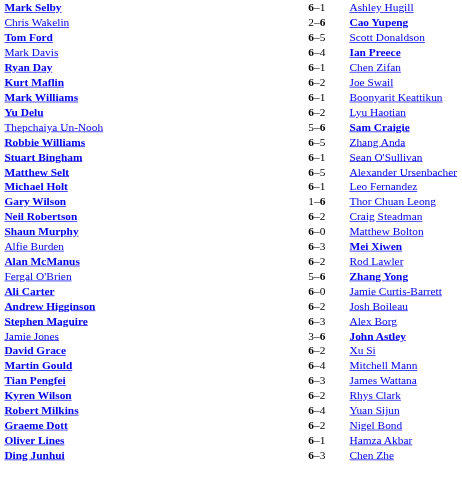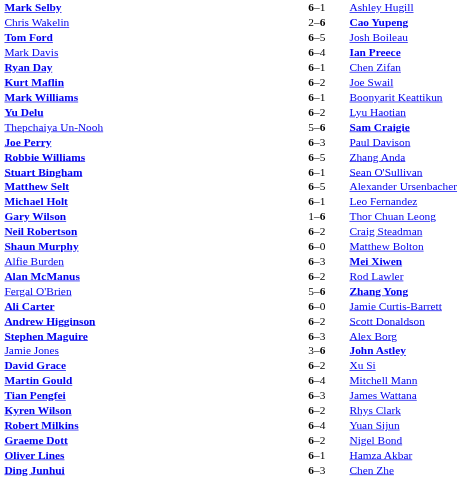(387, 37) Scott Donaldson -> (379, 37) Josh Boileau
+ row: (28, 142)
(379, 306) Josh Boileau -> (387, 321) Scott Donaldson
